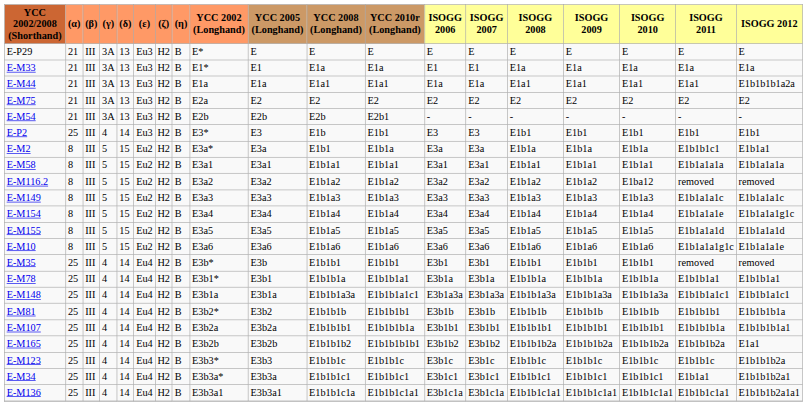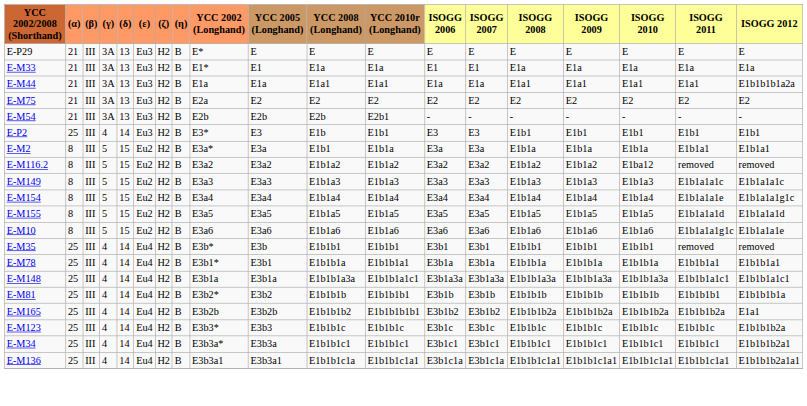(699, 149) E1b1b1c1 -> (694, 149) E1b1a1
- row: (21, 165)
- row: (24, 327)
(694, 376) E1b1a1 -> (699, 344) E1b1b1c1
